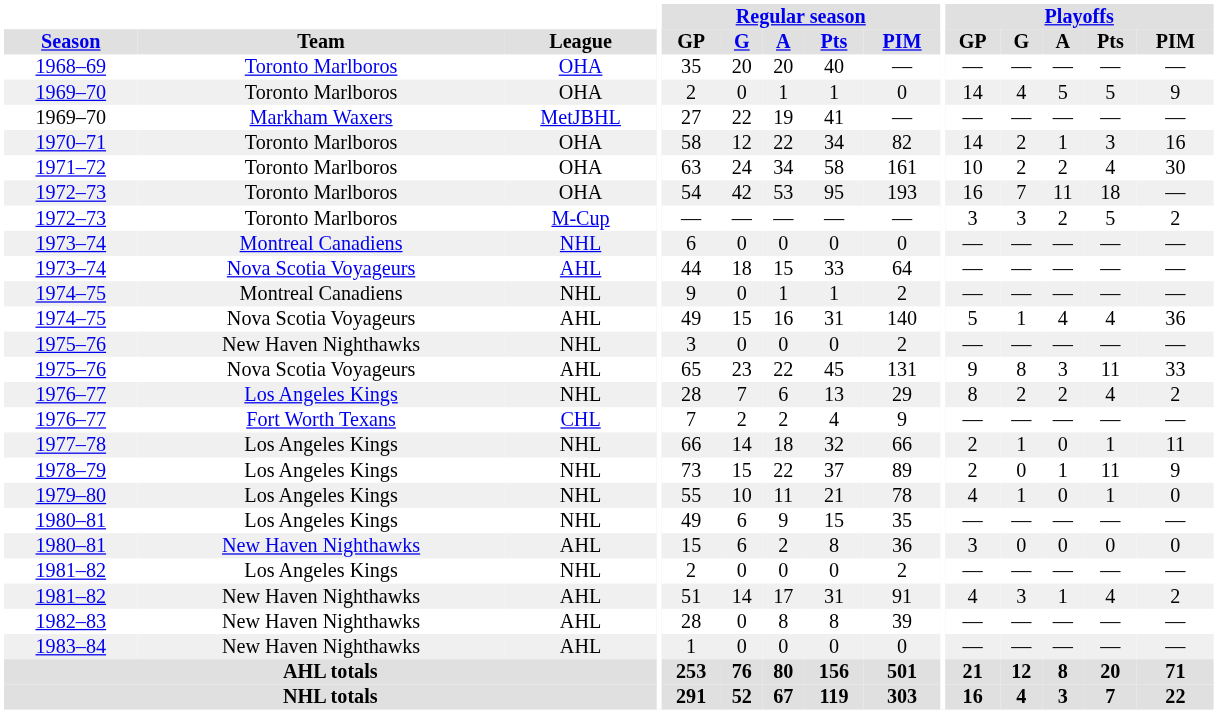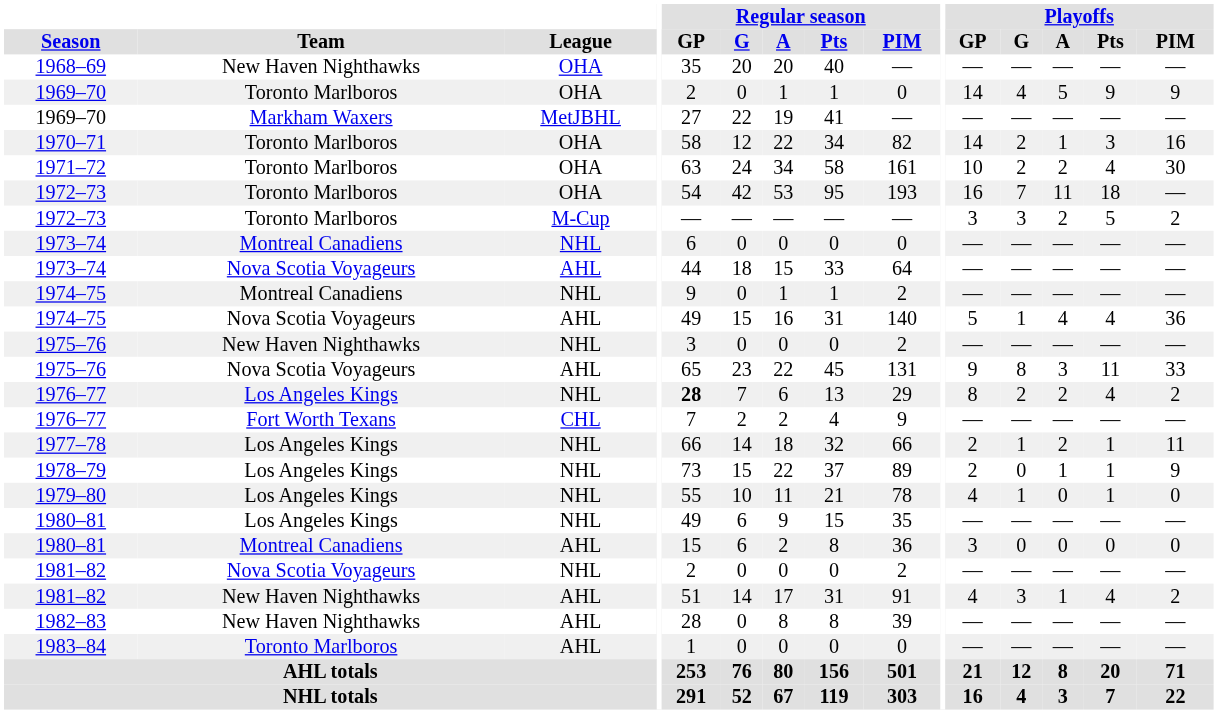(321, 66) Toronto Marlboros -> (321, 66) New Haven Nighthawks
(1110, 92) 5 -> (1110, 92) 9
(691, 394) normal -> (691, 394) bold
(1063, 444) 0 -> (1063, 444) 2
(1110, 470) 11 -> (1110, 470) 1
(321, 545) New Haven Nighthawks -> (321, 545) Montreal Canadiens
(321, 570) Los Angeles Kings -> (321, 570) Nova Scotia Voyageurs
(321, 646) New Haven Nighthawks -> (321, 646) Toronto Marlboros
